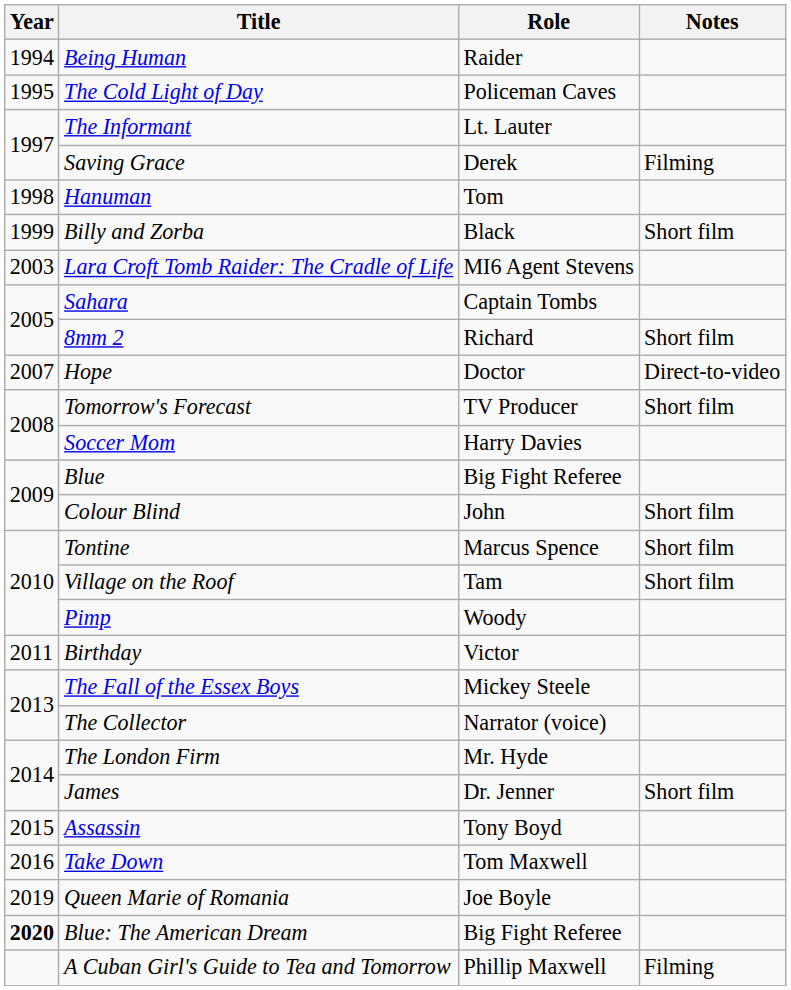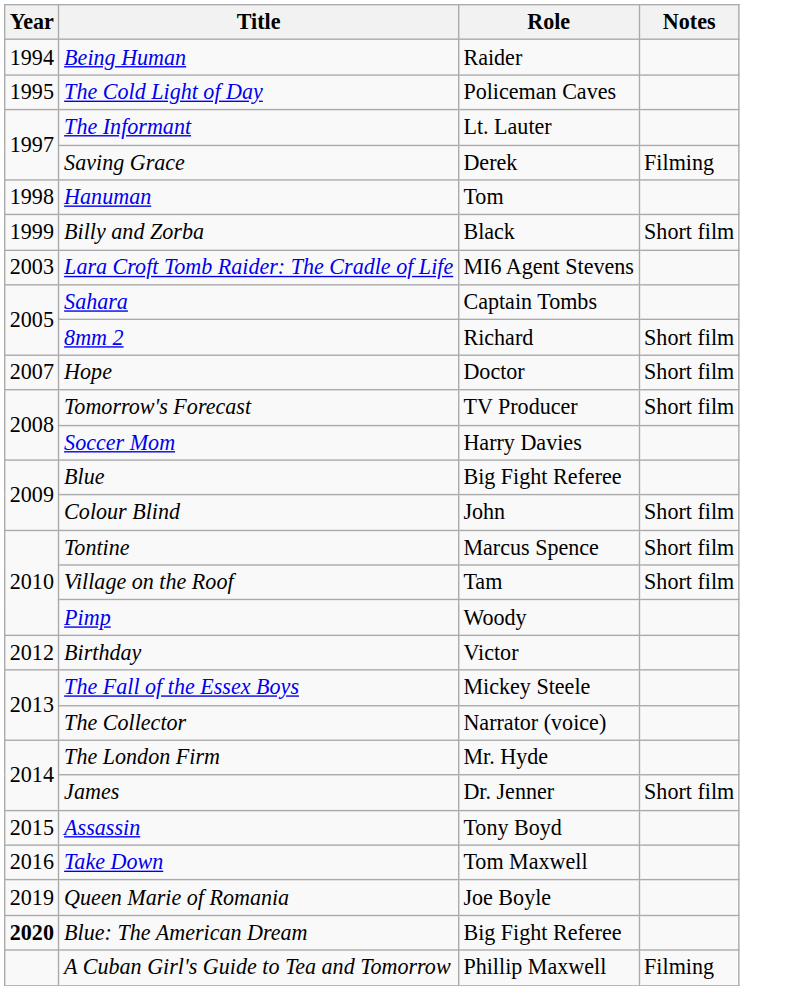(712, 372) Direct-to-video -> (689, 372) Short film
(31, 652) 2011 -> (32, 652) 2012
